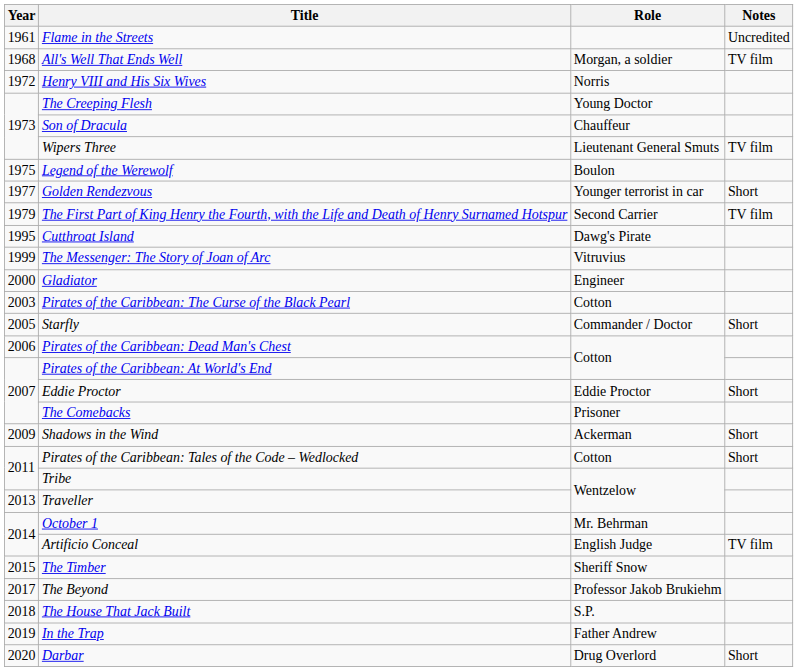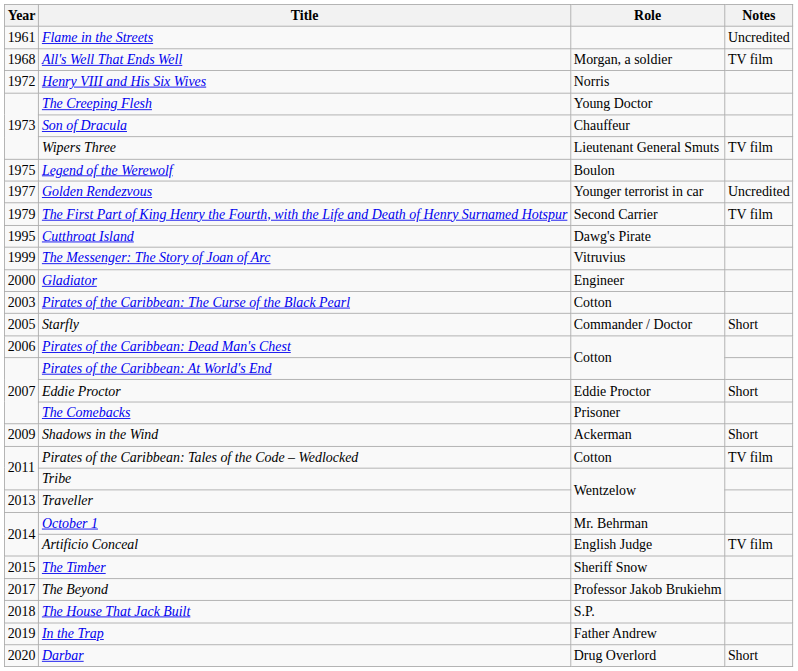(743, 192) Short -> (759, 192) Uncredited
(743, 457) Short -> (750, 457) TV film
